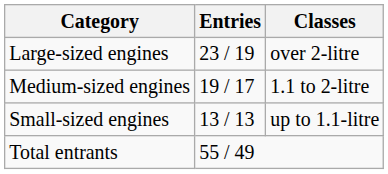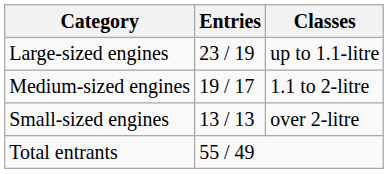(315, 53) over 2-litre -> (325, 53) up to 1.1-litre
(325, 119) up to 1.1-litre -> (315, 119) over 2-litre
